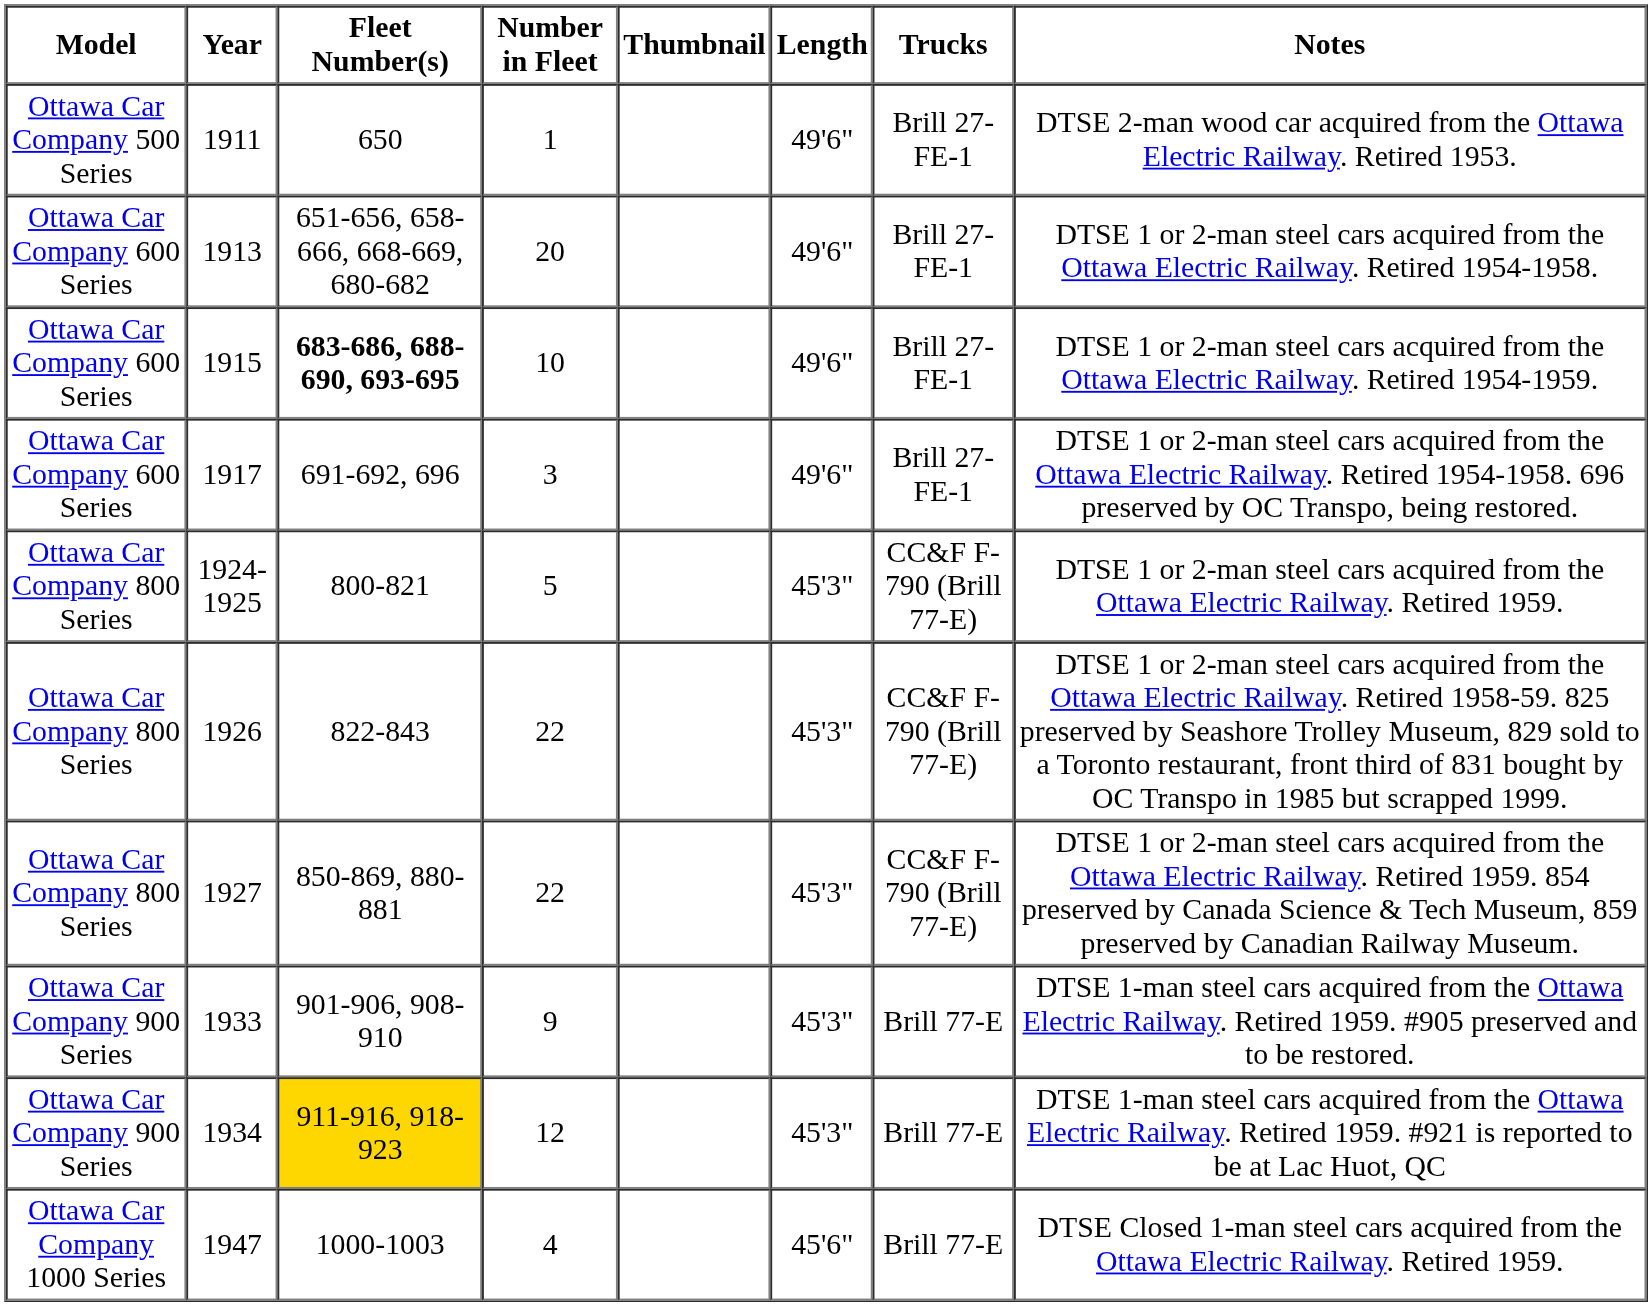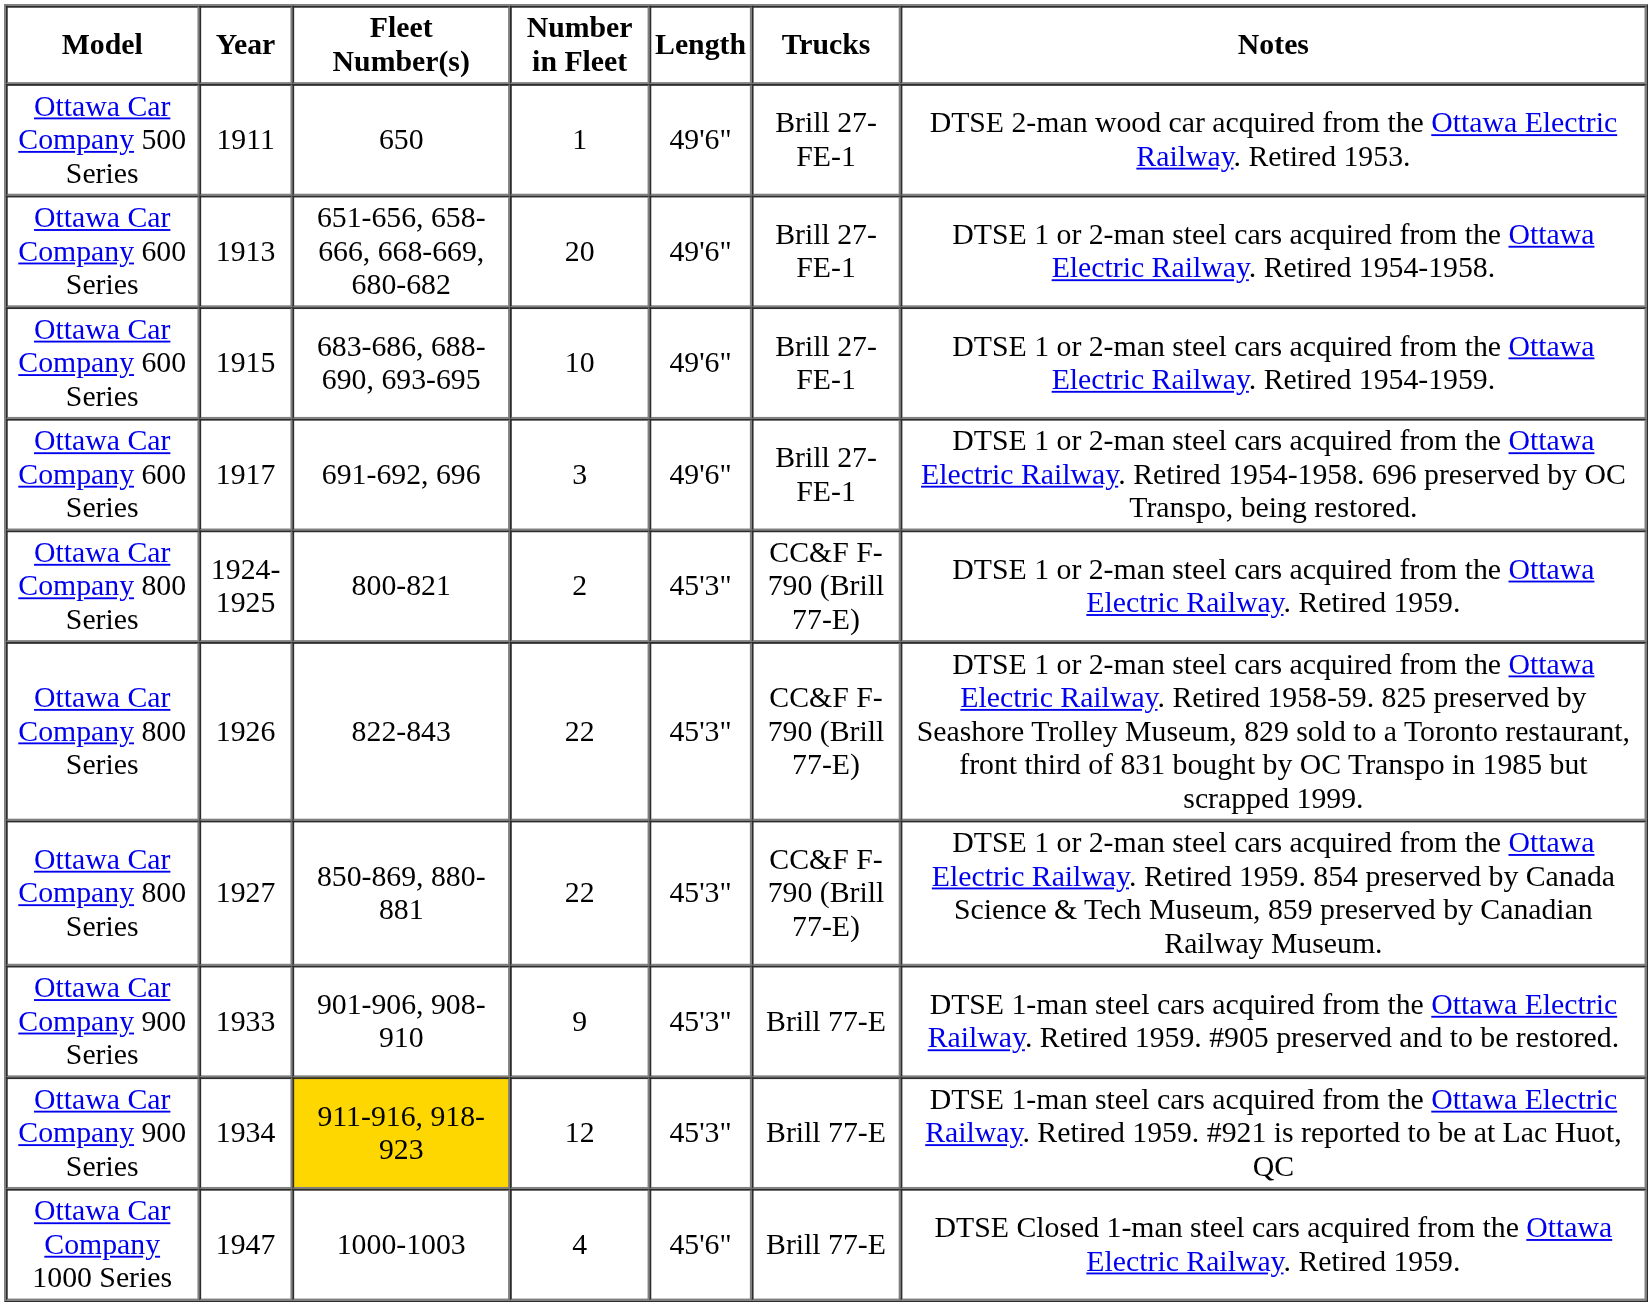- column: (694, 44)
(380, 362) bold -> (401, 362) normal
(550, 585) 5 -> (580, 585) 2
